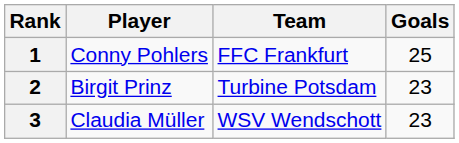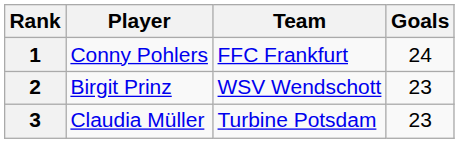(420, 54) 25 -> (420, 54) 24
(297, 87) Turbine Potsdam -> (299, 87) WSV Wendschott
(299, 120) WSV Wendschott -> (297, 120) Turbine Potsdam
